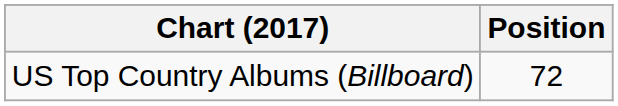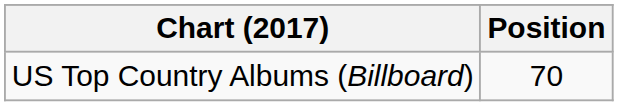(546, 75) 72 -> (546, 75) 70
